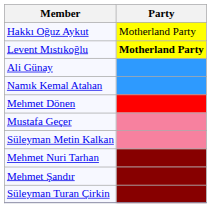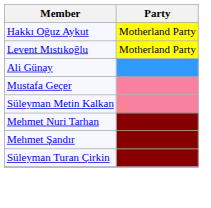(161, 50) bold -> (157, 50) normal
- row: (55, 86)
- row: (41, 104)
